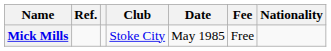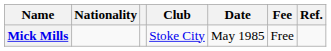columns swapped: (292, 14) <-> (86, 14)
